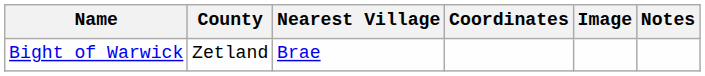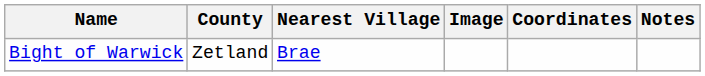columns swapped: (509, 21) <-> (605, 21)
